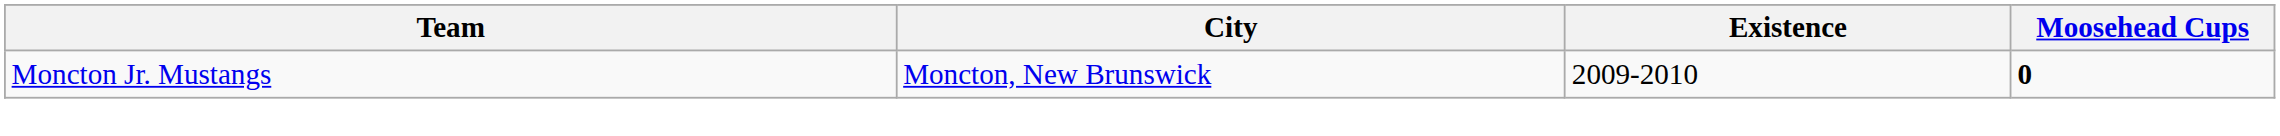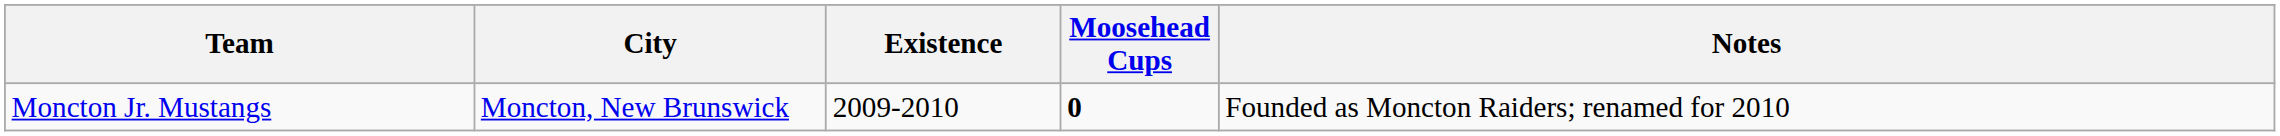+ column: (1747, 43)
